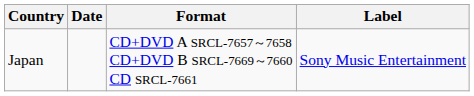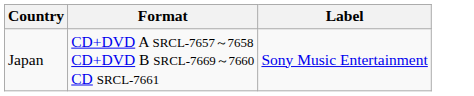- column: (87, 16)
